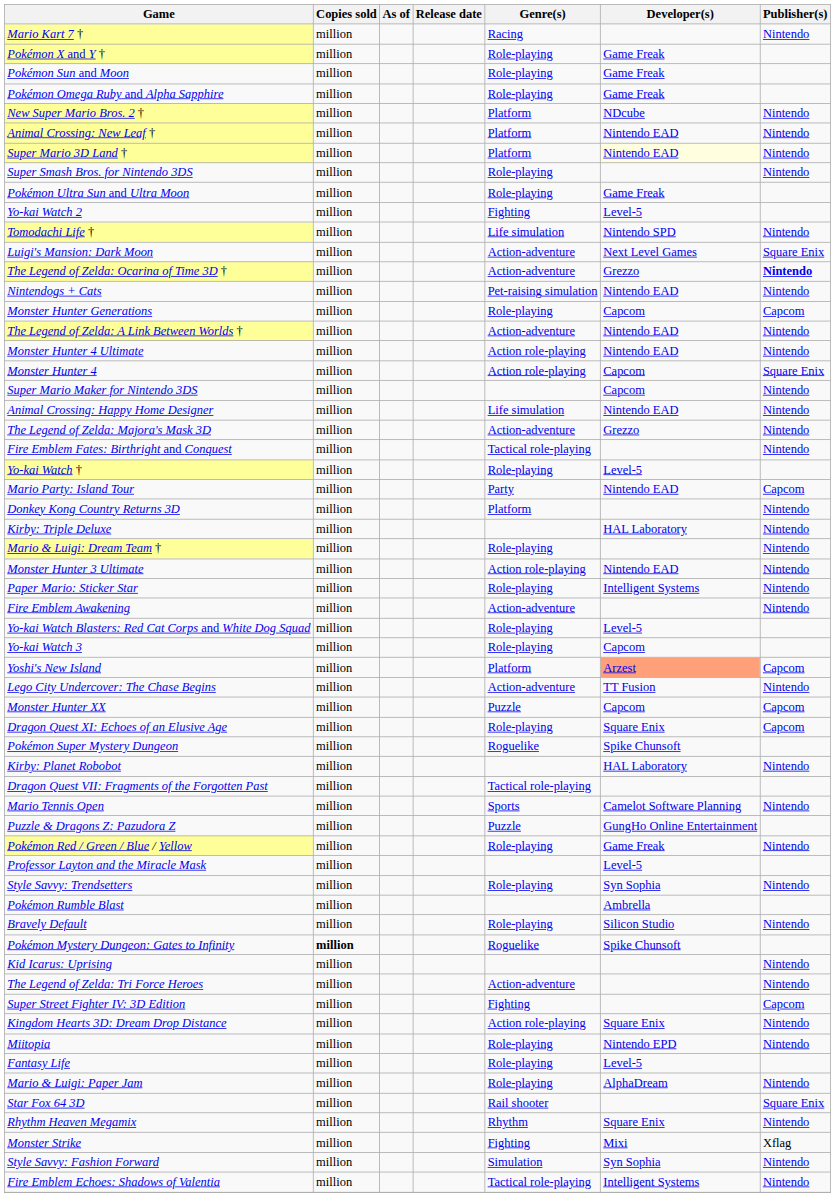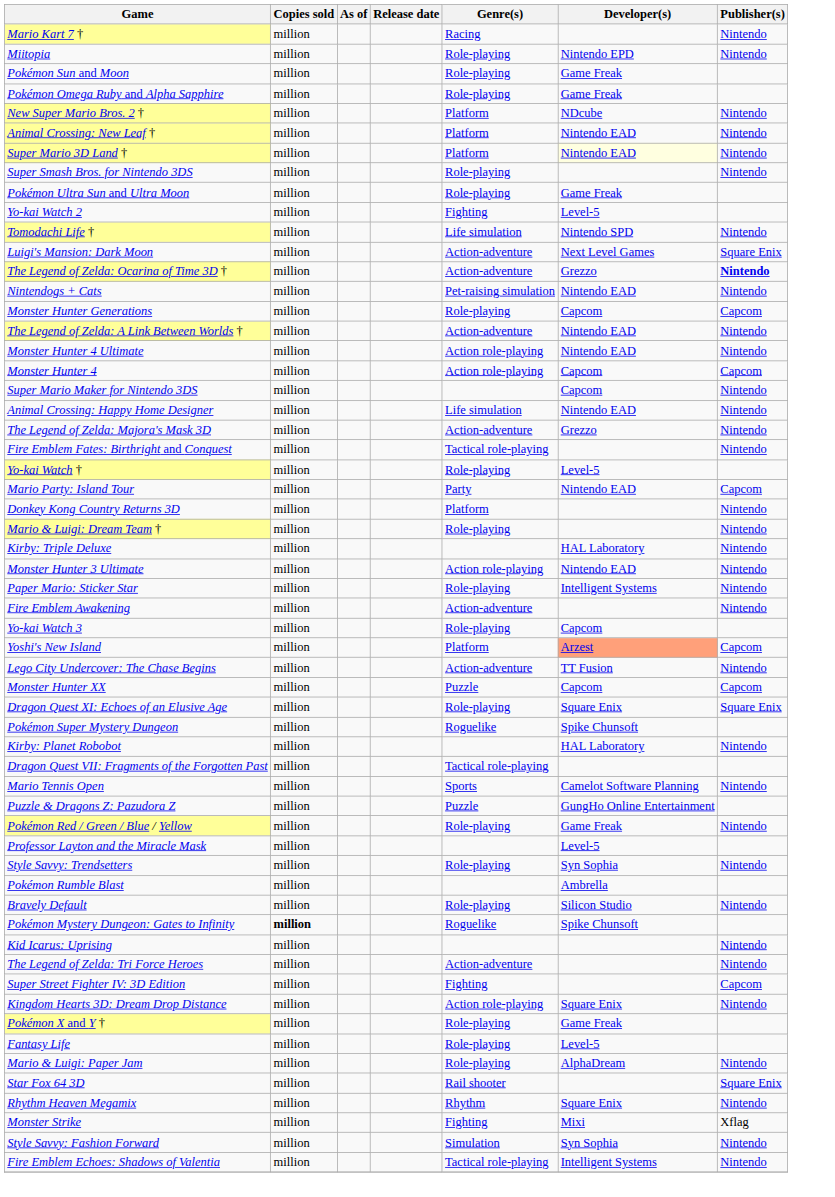rows swapped: (56, 53) <-> (29, 1043)
(794, 370) Square Enix -> (741, 370) Capcom
rows swapped: (84, 548) <-> (59, 529)
- row: (159, 627)
(784, 726) Capcom -> (751, 707) Square Enix
